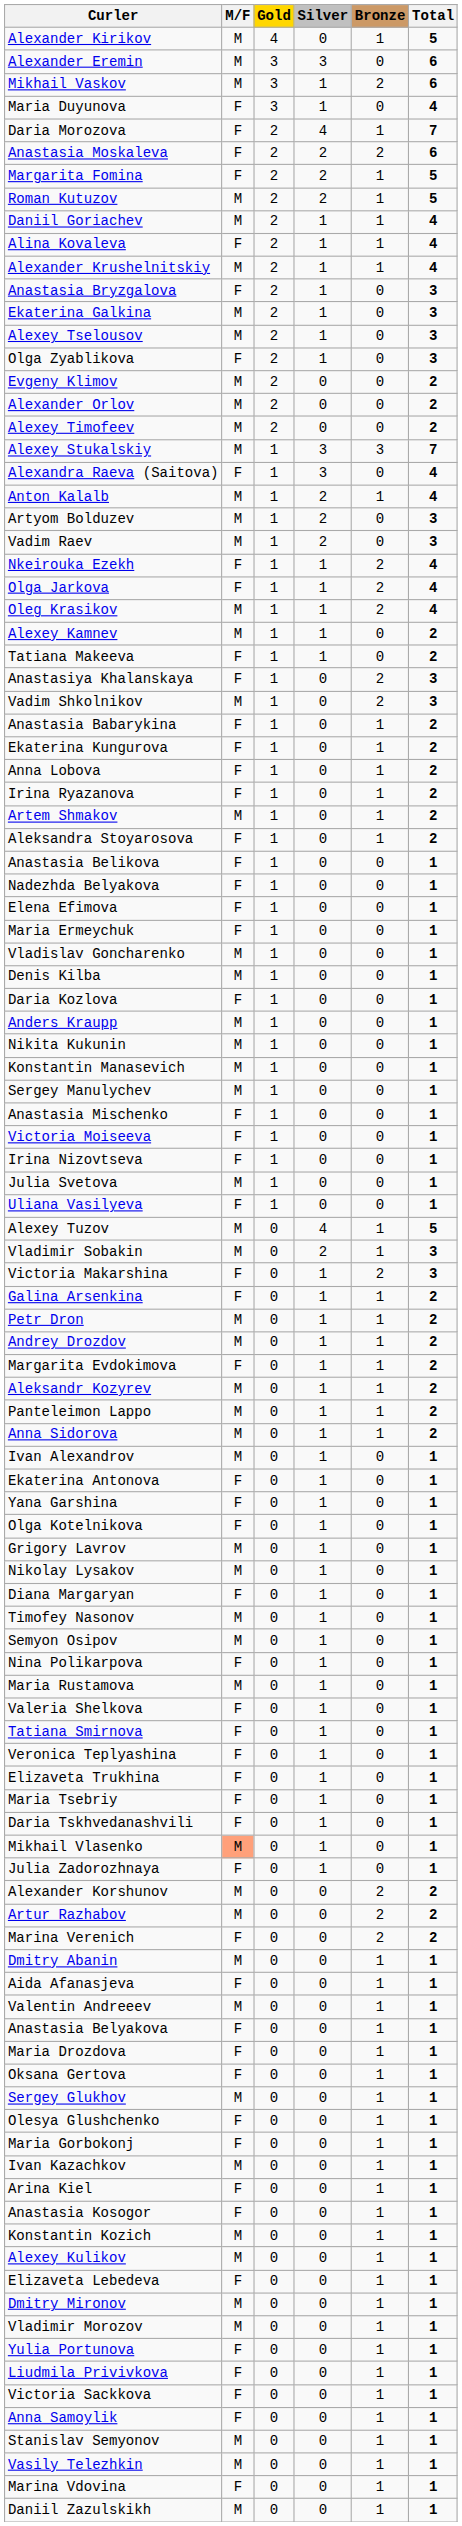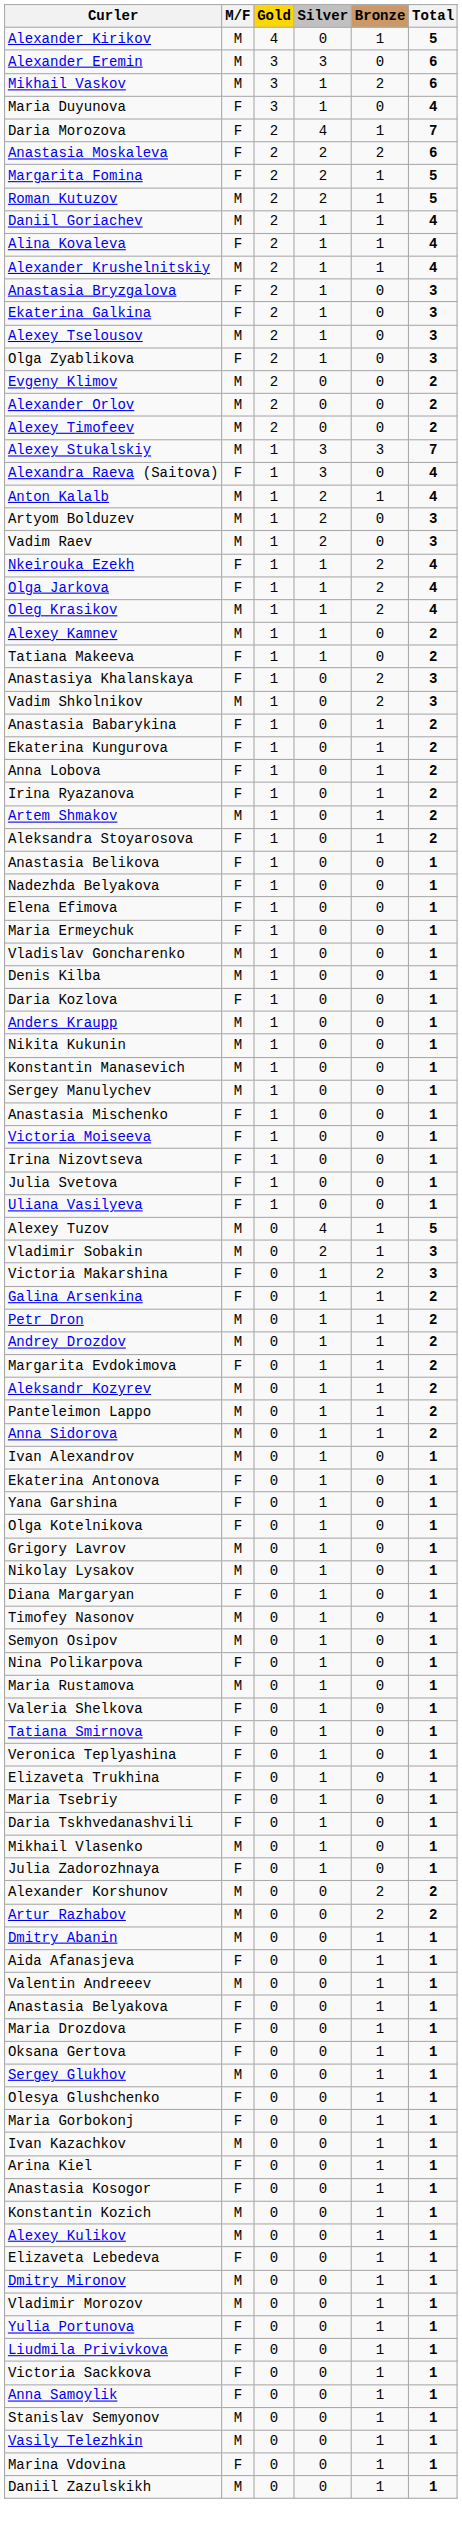(238, 313) M -> (238, 313) F
(238, 1183) M -> (238, 1183) F
(238, 1847) lightsalmon background -> (238, 1847) no background
- row: (71, 1938)
